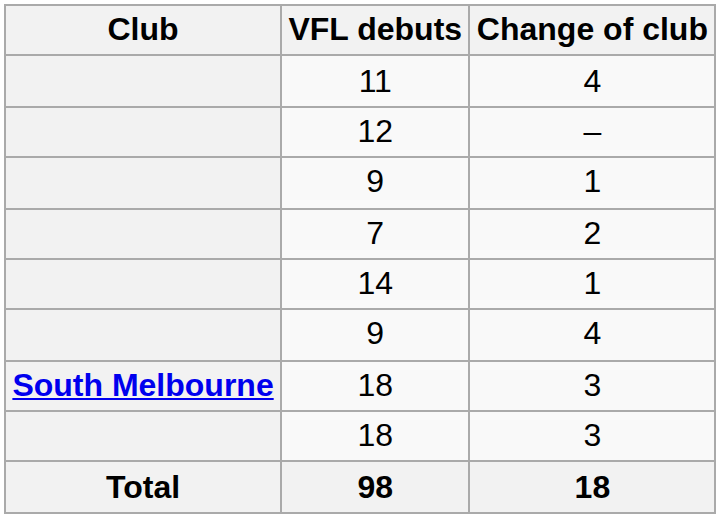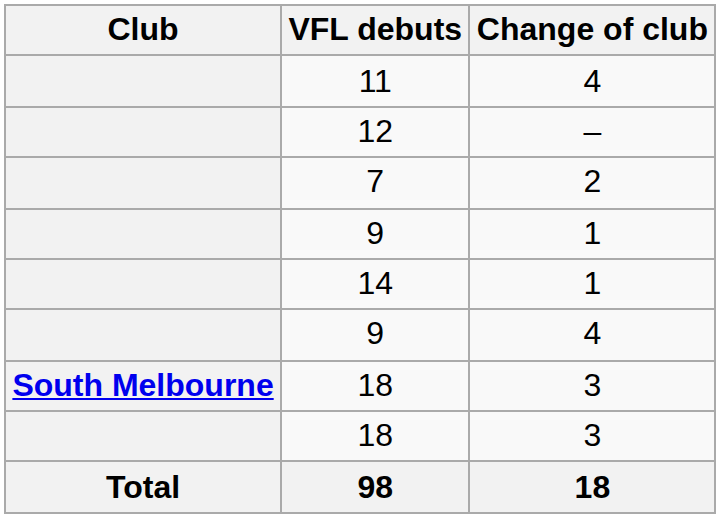rows swapped: (375, 232) <-> (375, 182)
